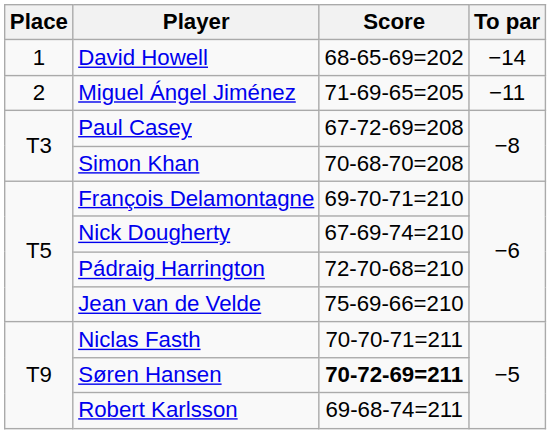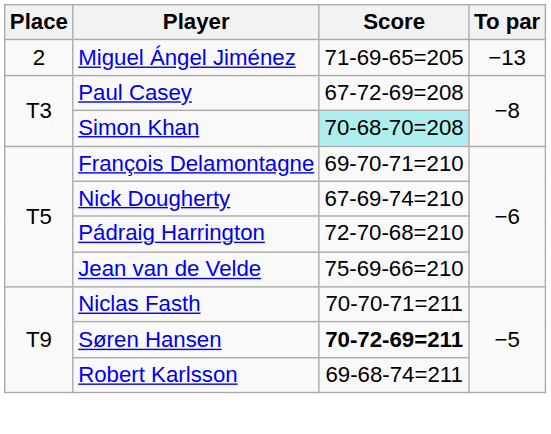- row: (143, 57)
(507, 92) −11 -> (507, 57) −13
(394, 163) no background -> (394, 127) paleturquoise background
